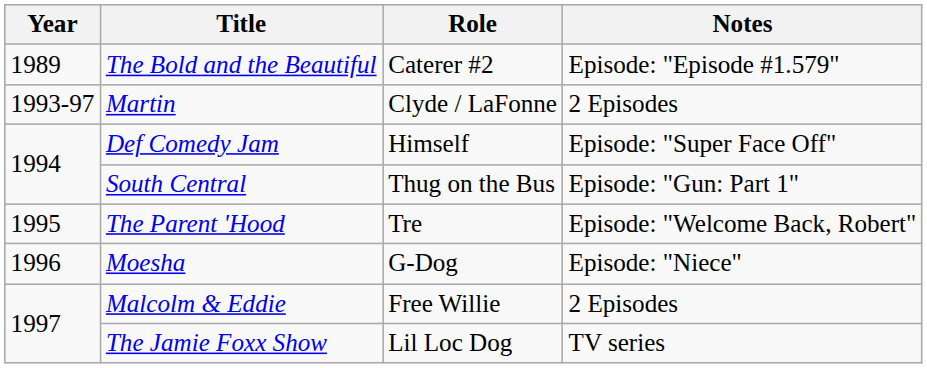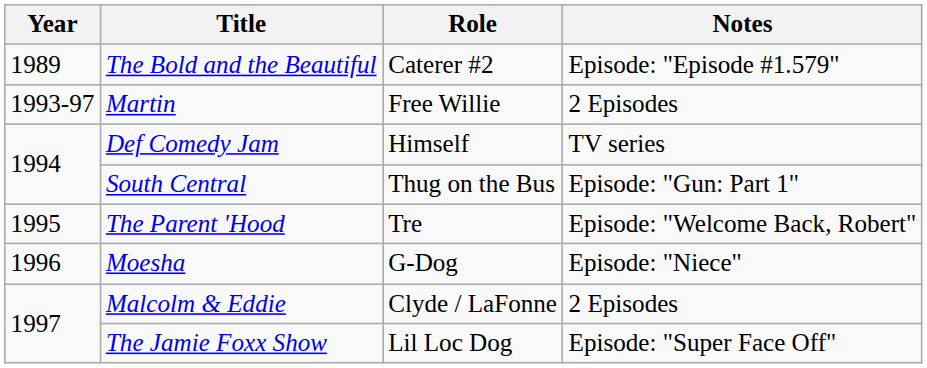(473, 104) Clyde / LaFonne -> (444, 104) Free Willie
(702, 143) Episode: "Super Face Off" -> (617, 143) TV series
(444, 303) Free Willie -> (473, 303) Clyde / LaFonne
(617, 343) TV series -> (702, 343) Episode: "Super Face Off"
